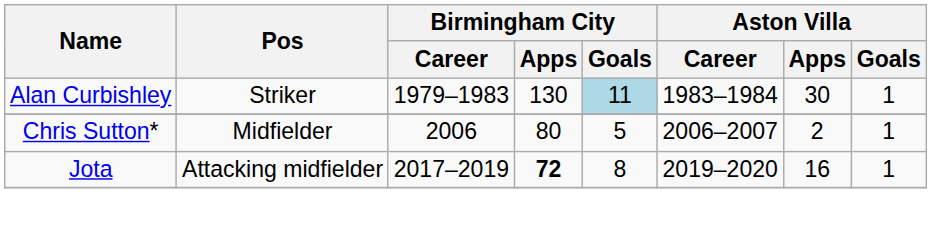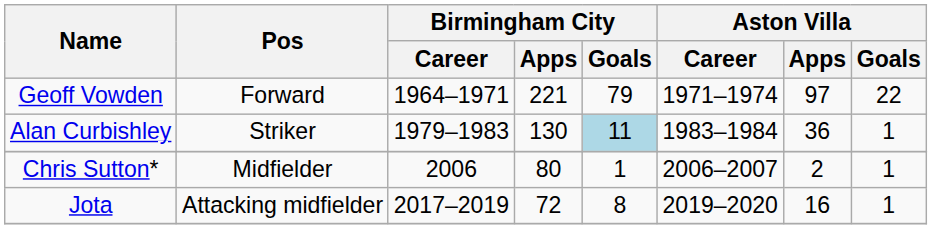+ row: (91, 95)
(817, 95) 30 -> (817, 132) 36
(620, 132) 5 -> (620, 168) 1
(548, 168) bold -> (548, 205) normal
